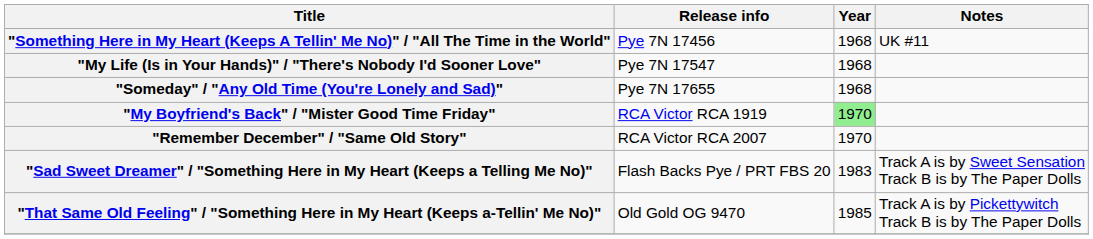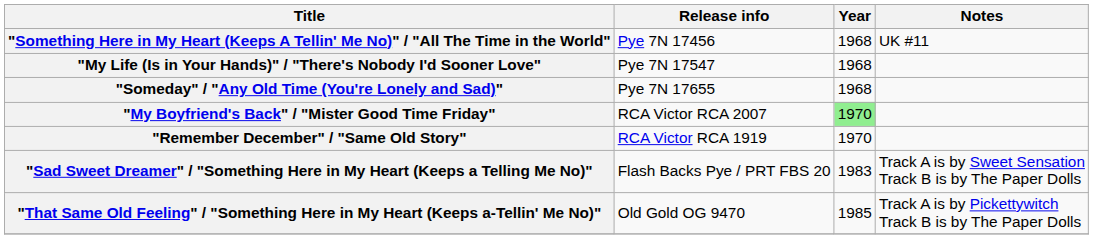(692, 114) RCA Victor RCA 1919 -> (692, 114) RCA Victor RCA 2007
(692, 138) RCA Victor RCA 2007 -> (692, 138) RCA Victor RCA 1919
